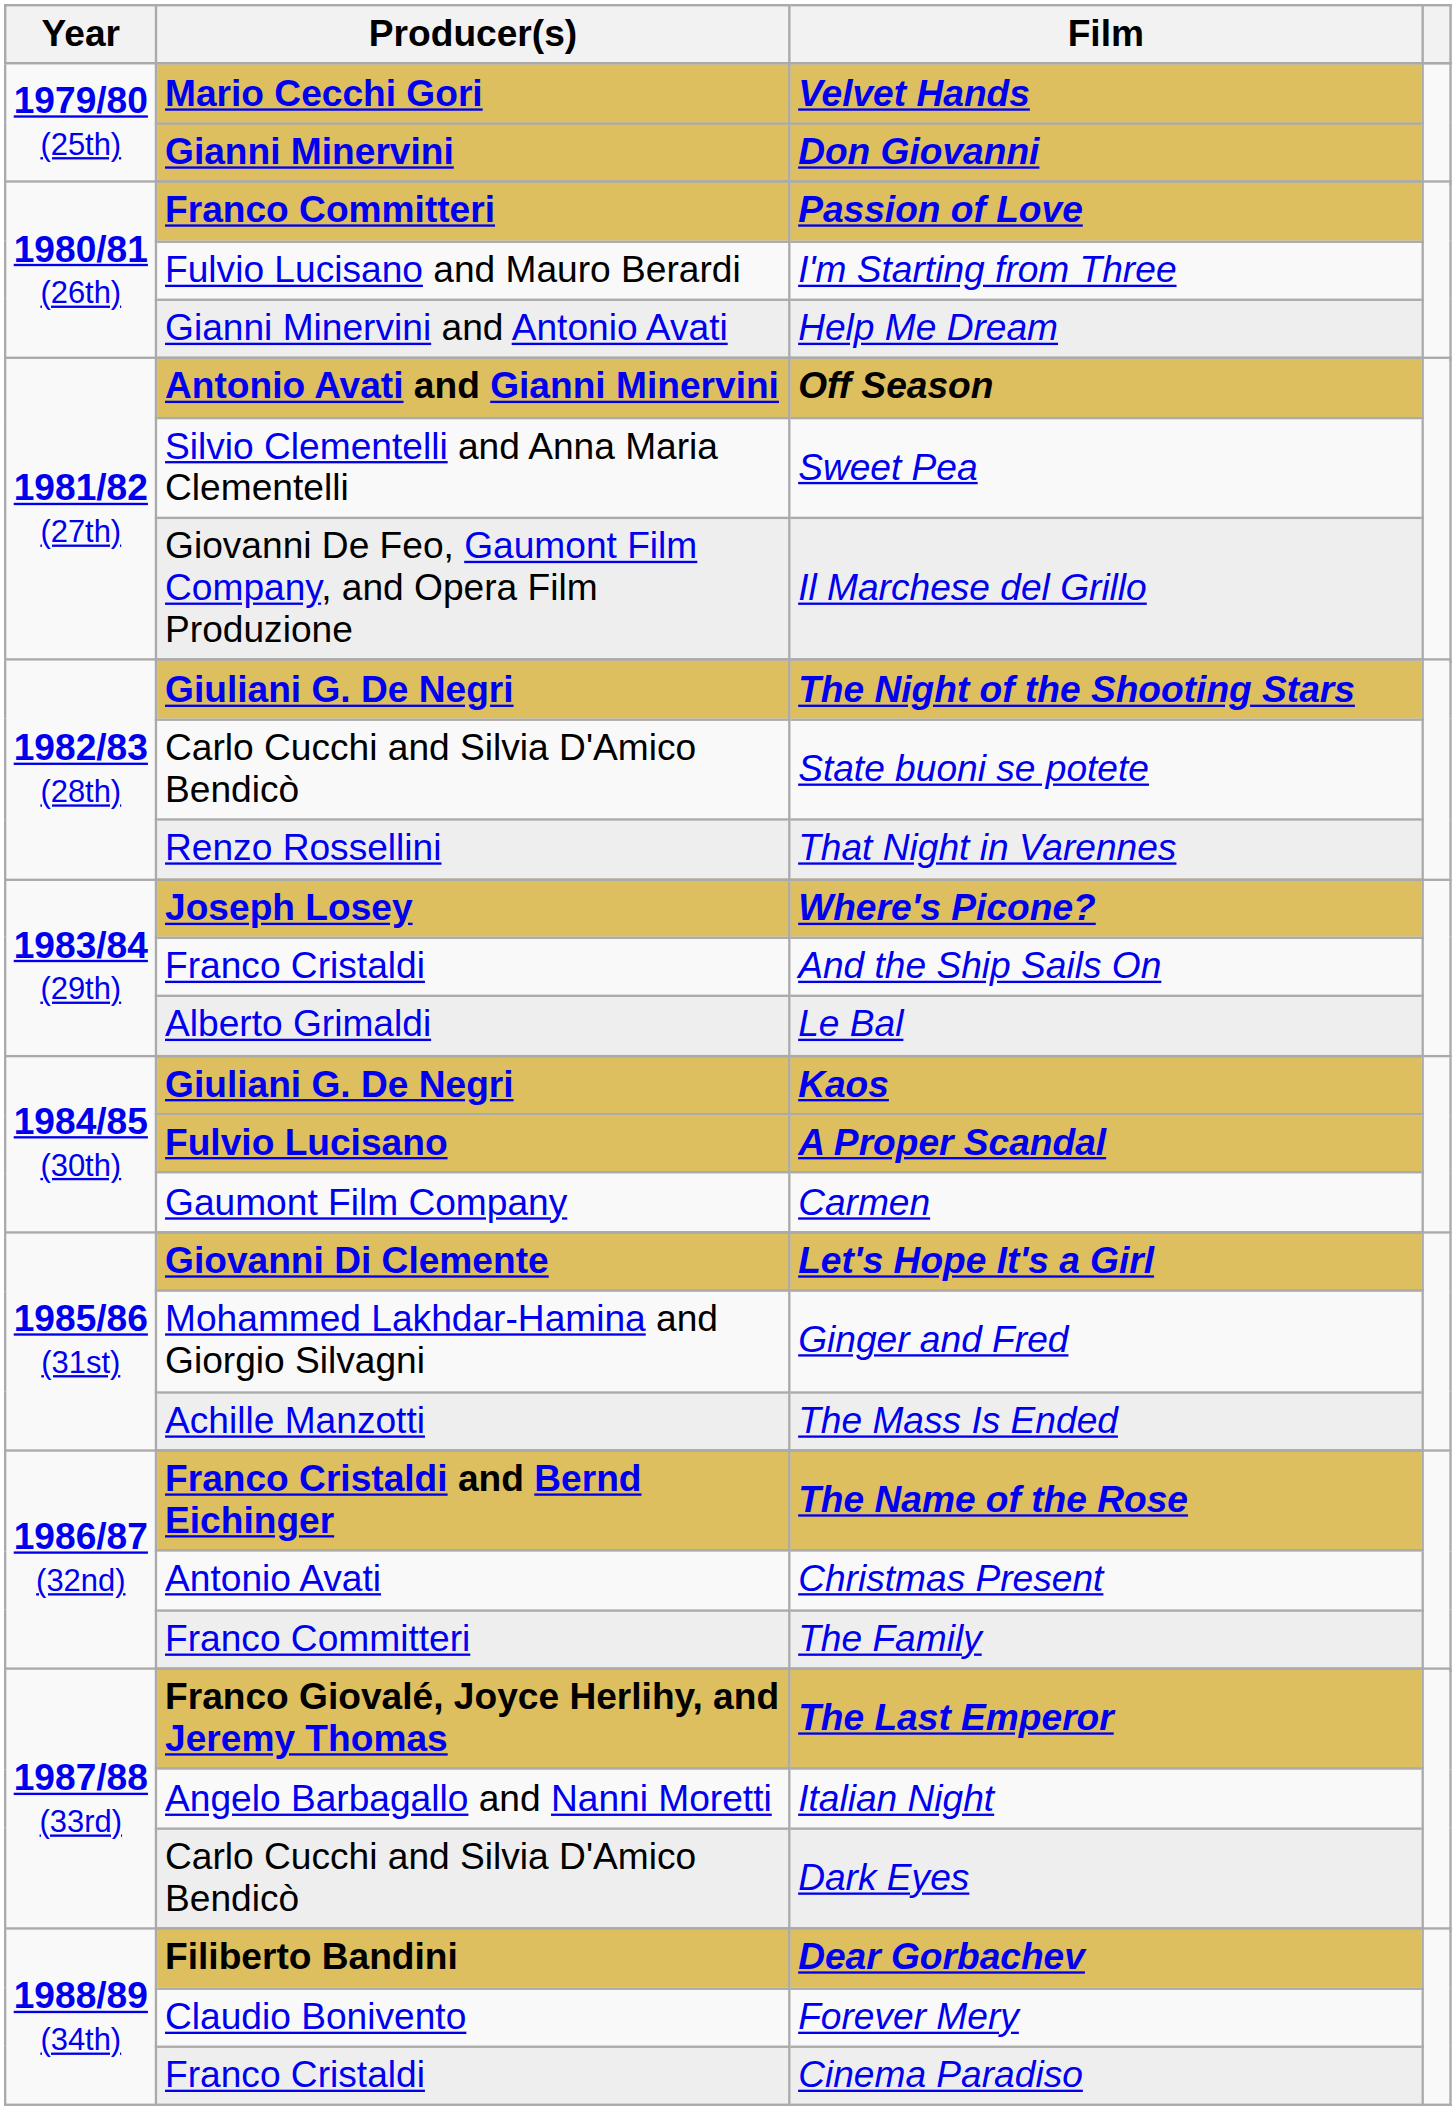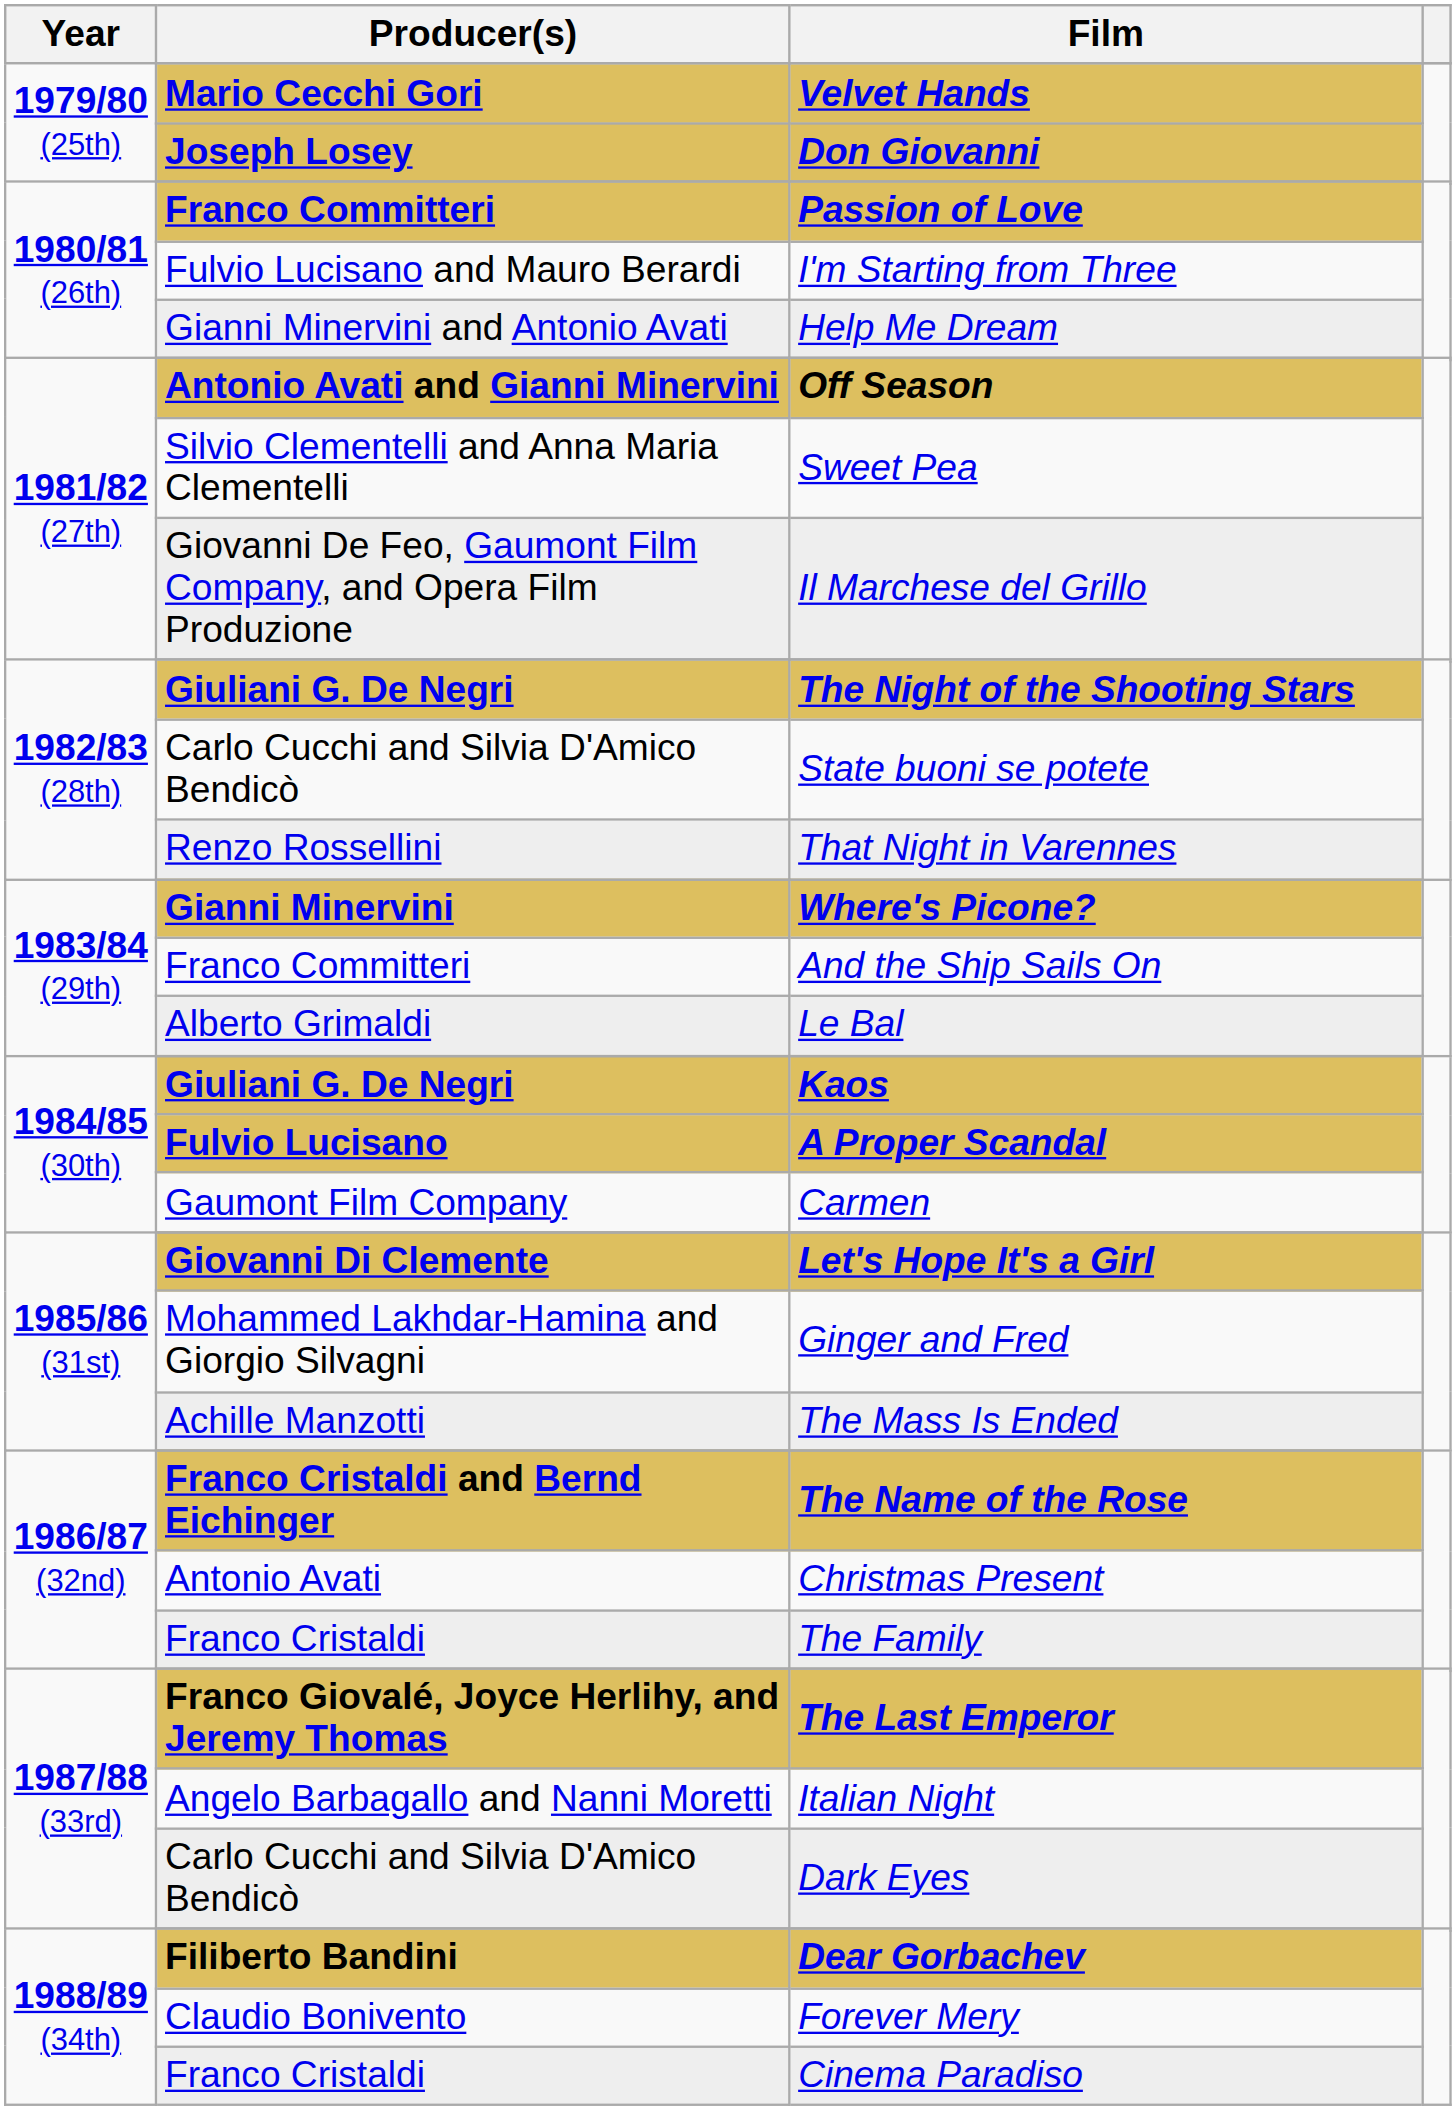(309, 151) Gianni Minervini -> (289, 151) Joseph Losey
(289, 907) Joseph Losey -> (309, 907) Gianni Minervini
(295, 966) Franco Cristaldi -> (318, 966) Franco Committeri
(318, 1638) Franco Committeri -> (295, 1638) Franco Cristaldi
